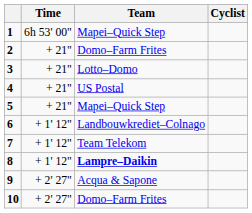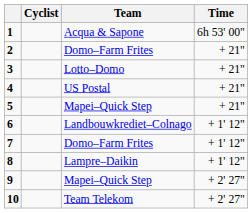columns swapped: (228, 13) <-> (48, 13)
(121, 32) Mapei–Quick Step -> (104, 32) Acqua & Sapone
(112, 143) Team Telekom -> (109, 143) Domo–Farm Frites
(117, 161) bold -> (101, 161) normal
(117, 180) Acqua & Sapone -> (108, 180) Mapei–Quick Step
(122, 198) Domo–Farm Frites -> (98, 198) Team Telekom
